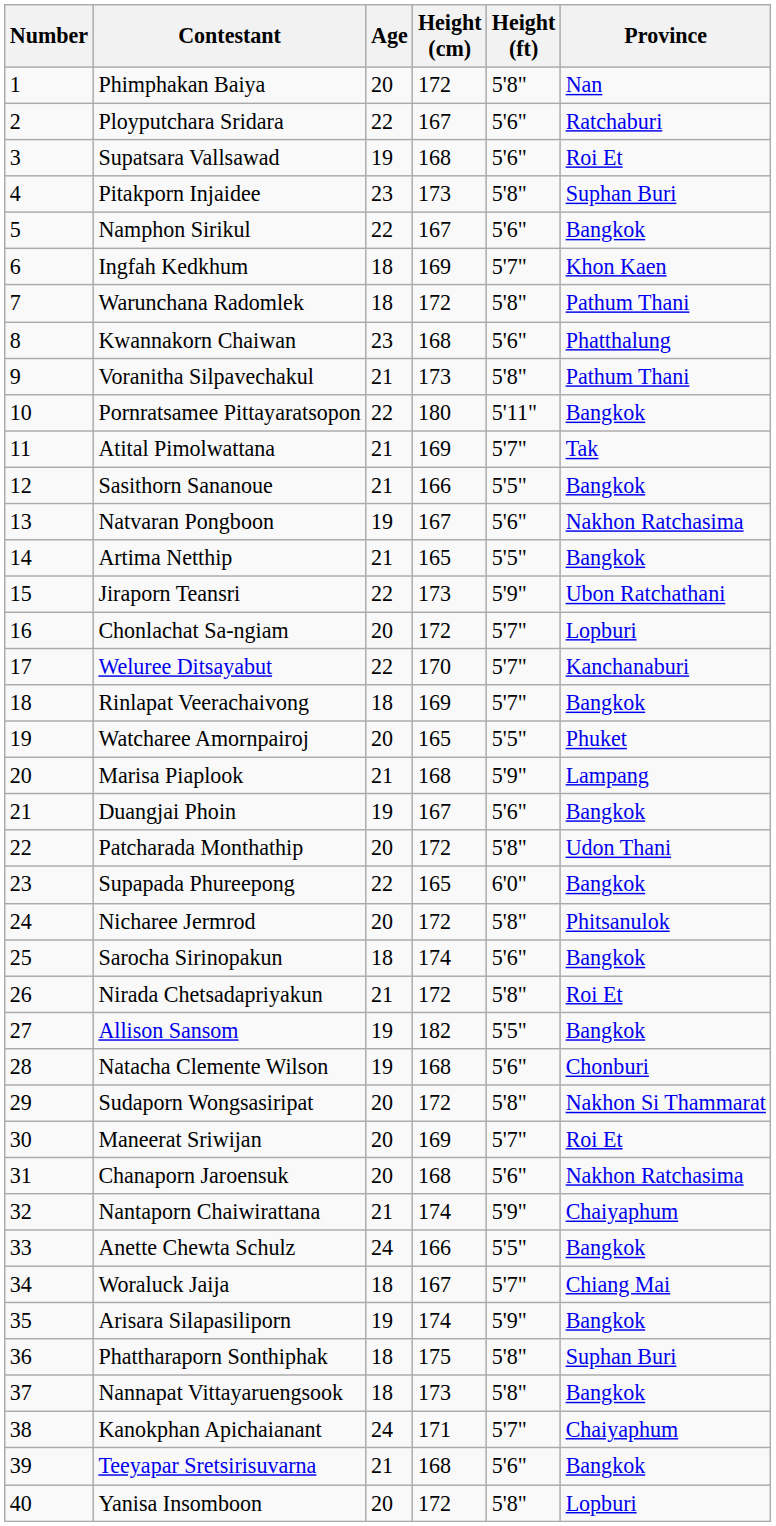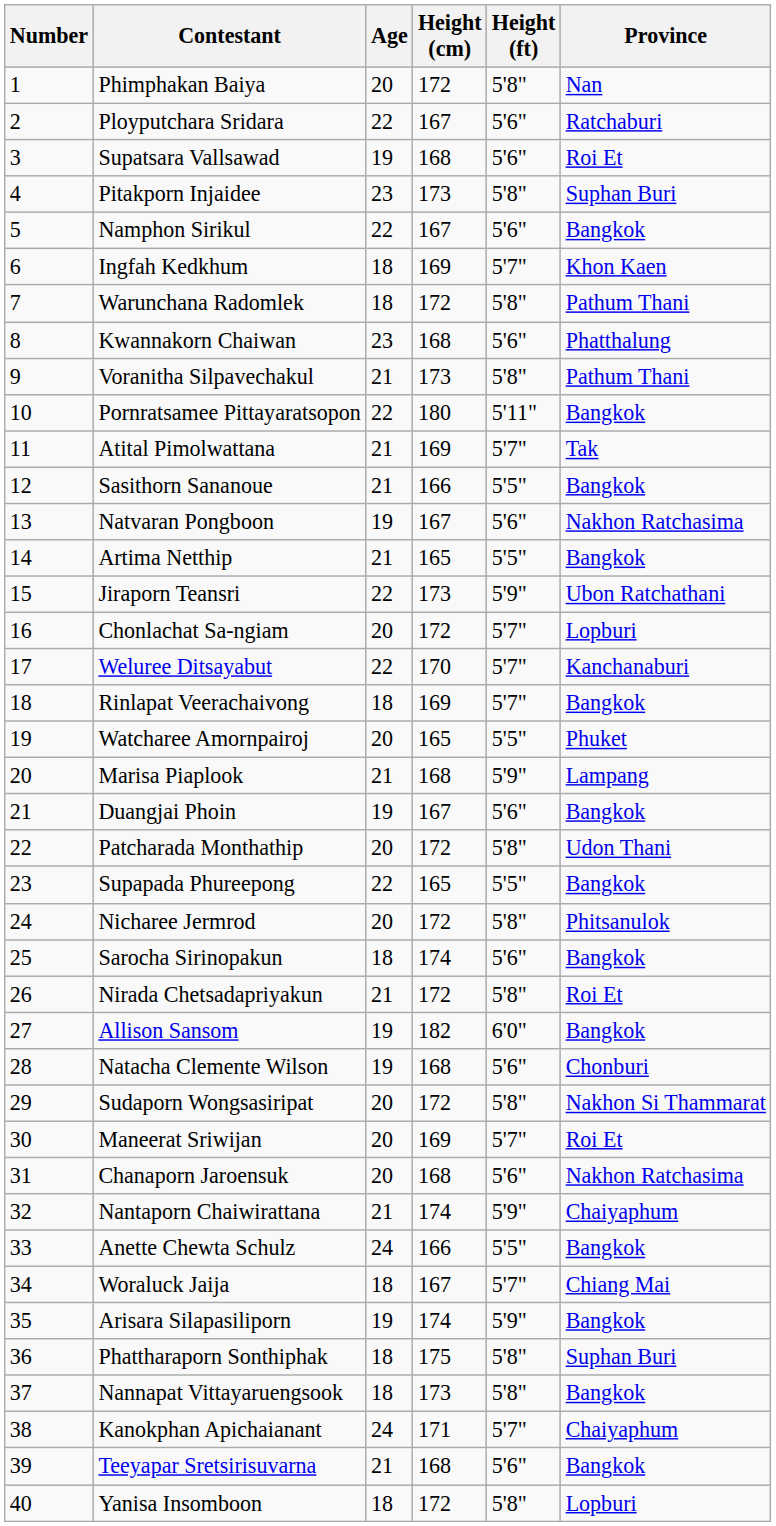(509, 884) 6'0" -> (509, 884) 5'5"
(509, 1030) 5'5" -> (509, 1030) 6'0"
(382, 1502) 20 -> (382, 1502) 18
